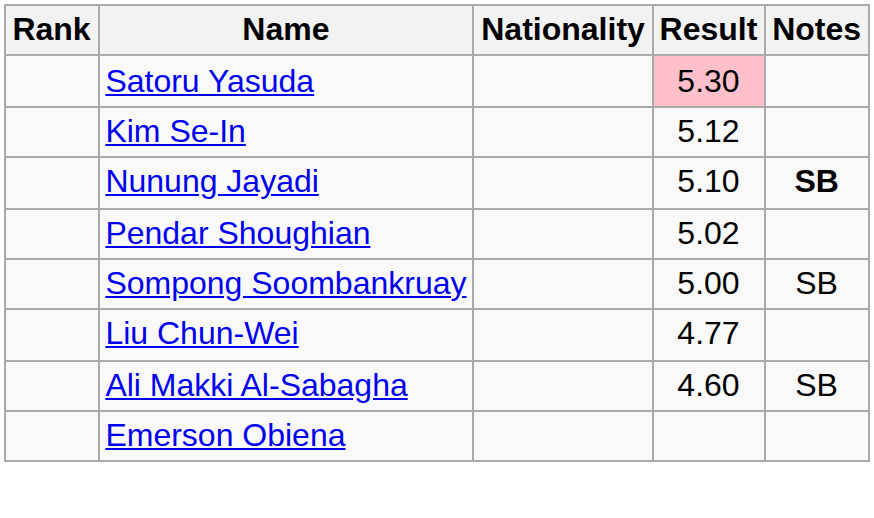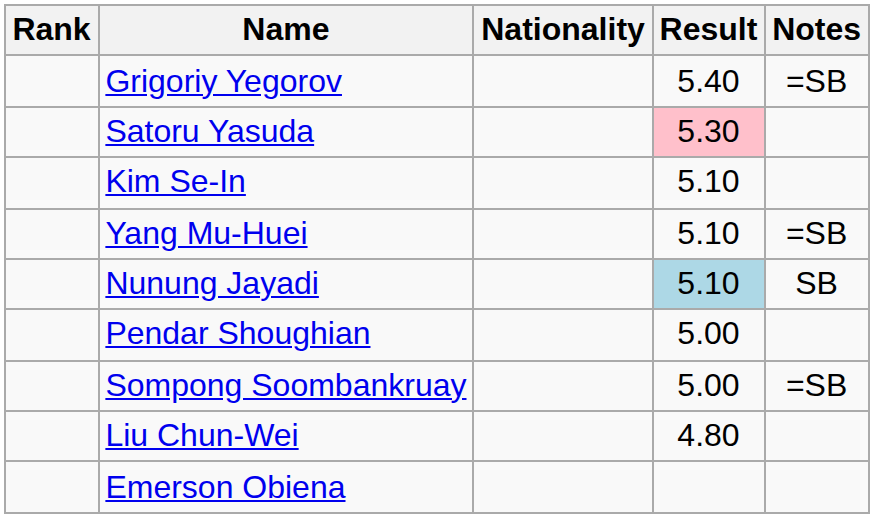+ row: (224, 80)
(708, 131) 5.12 -> (708, 182) 5.10
+ row: (206, 232)
(708, 182) no background -> (708, 283) lightblue background
(817, 182) bold -> (817, 283) normal
(708, 232) 5.02 -> (708, 334) 5.00
(817, 283) SB -> (817, 385) =SB
(708, 334) 4.77 -> (708, 435) 4.80
- row: (257, 385)
